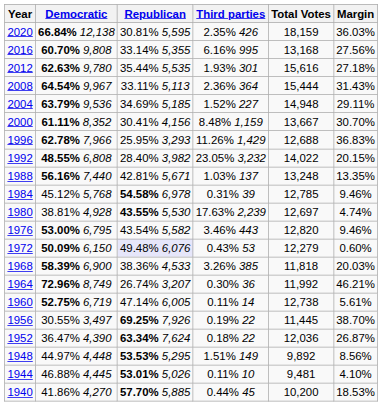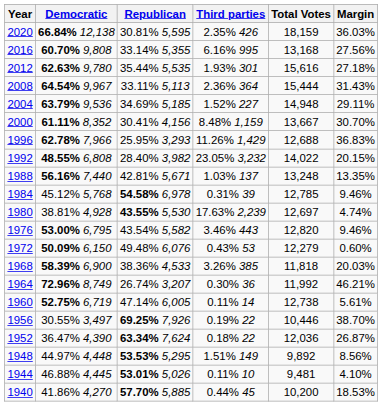(155, 248) lavender background -> (155, 248) no background
(301, 320) 11,445 -> (301, 320) 10,446
